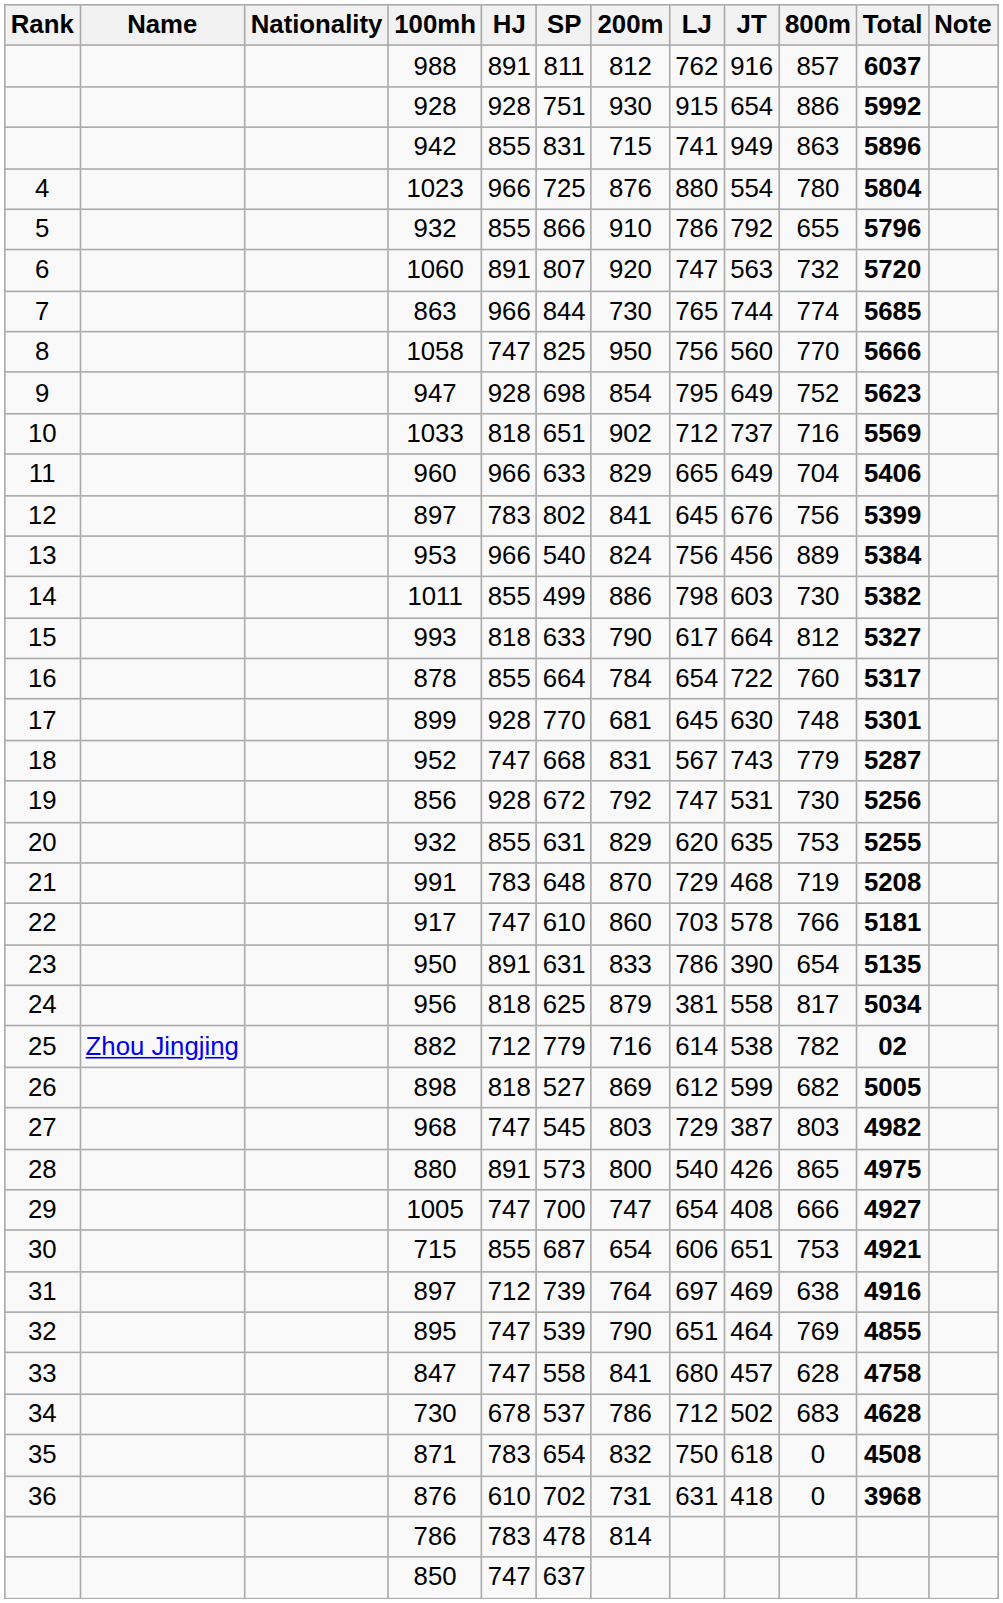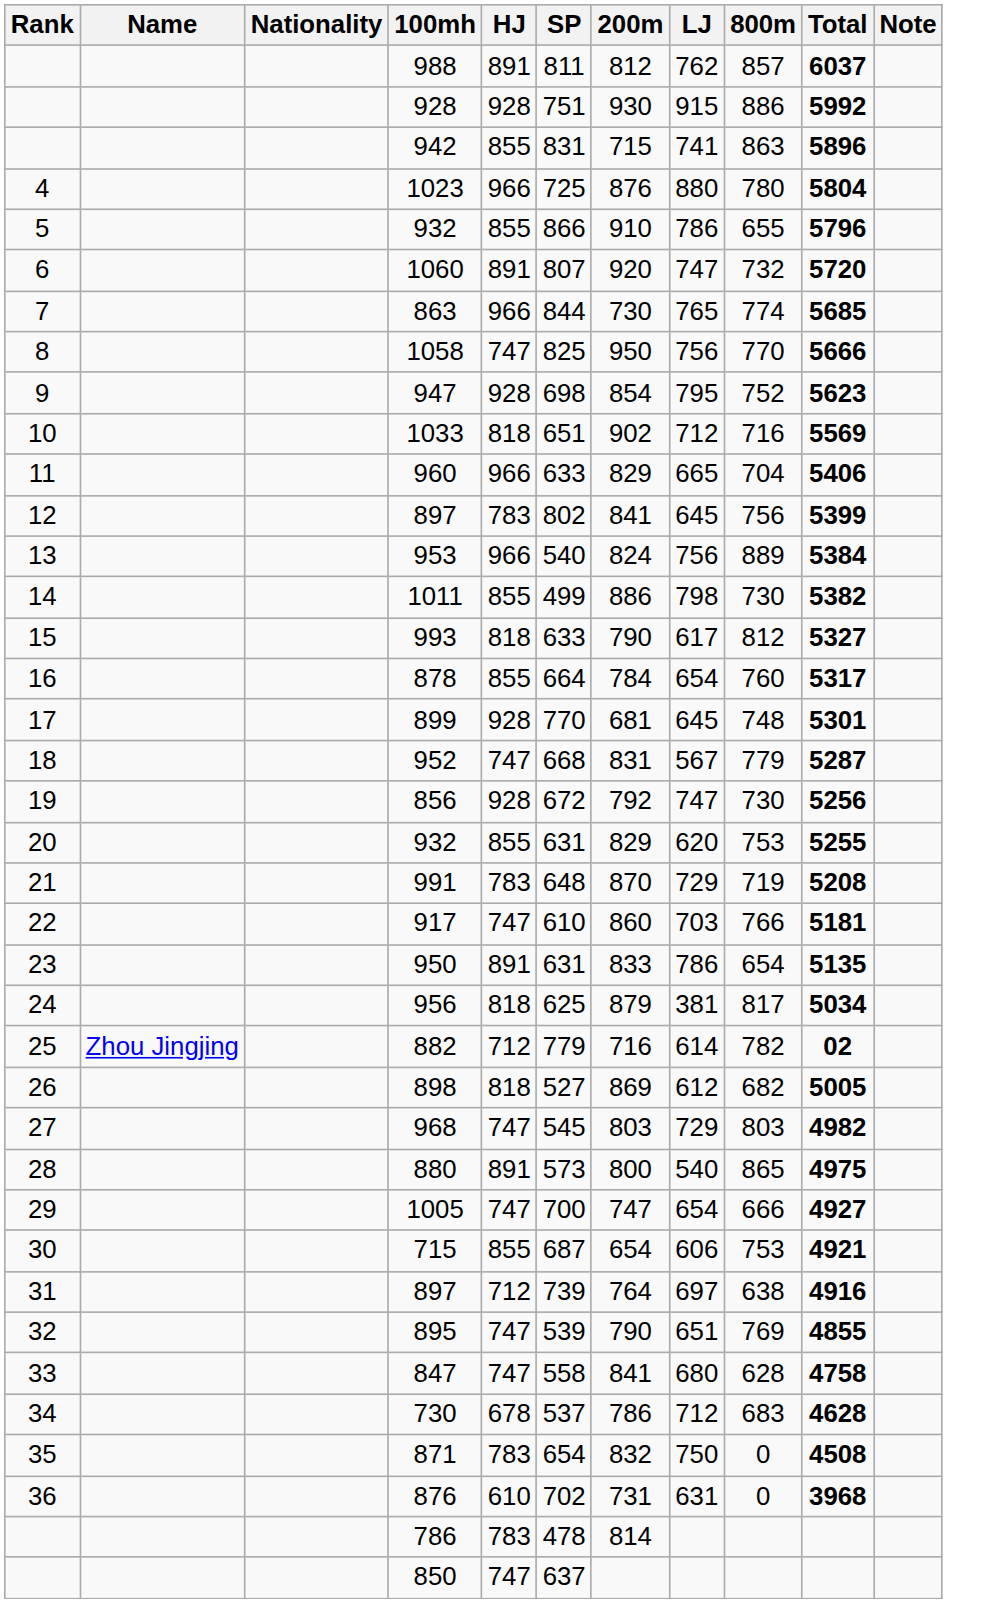- column: (752, 24)
